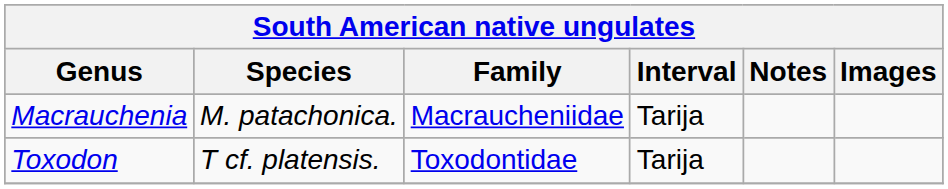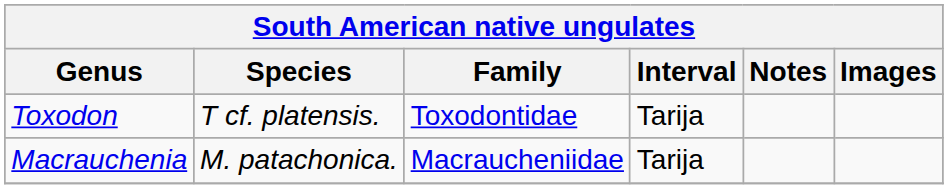rows swapped: (99, 115) <-> (65, 159)
